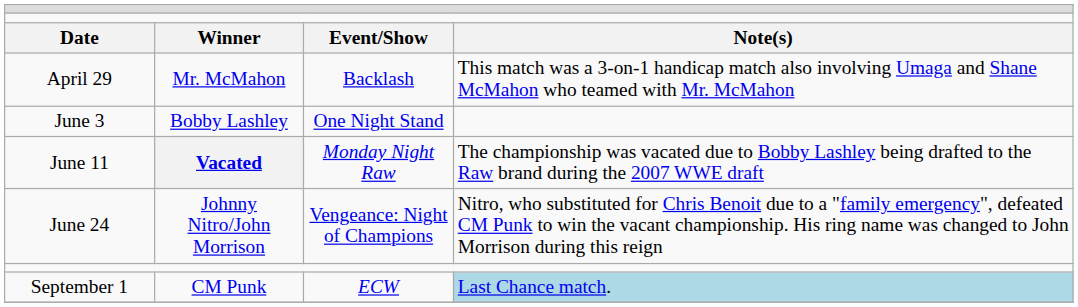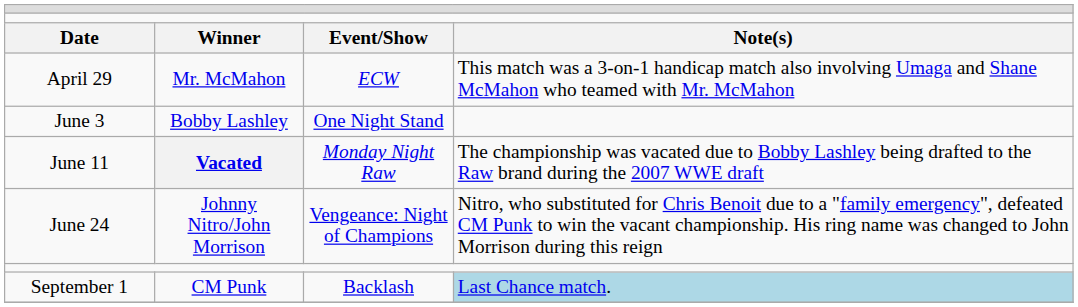(379, 79) Backlash -> (379, 79) ECW
(379, 287) ECW -> (379, 287) Backlash
